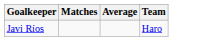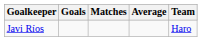+ column: (73, 12)
